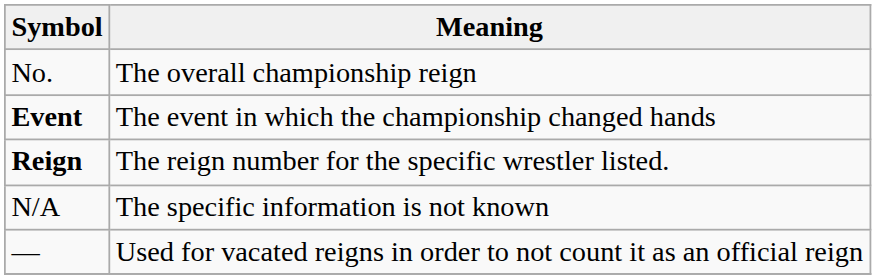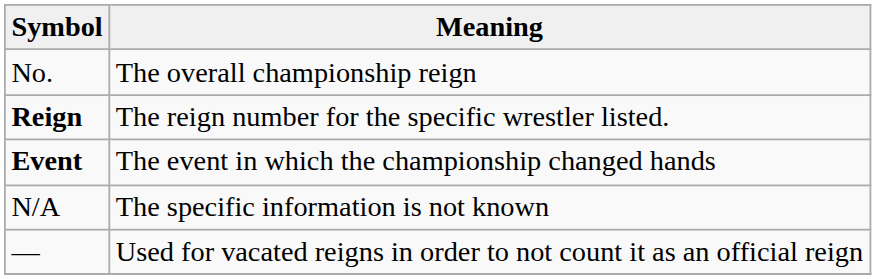rows swapped: (47, 161) <-> (47, 116)
